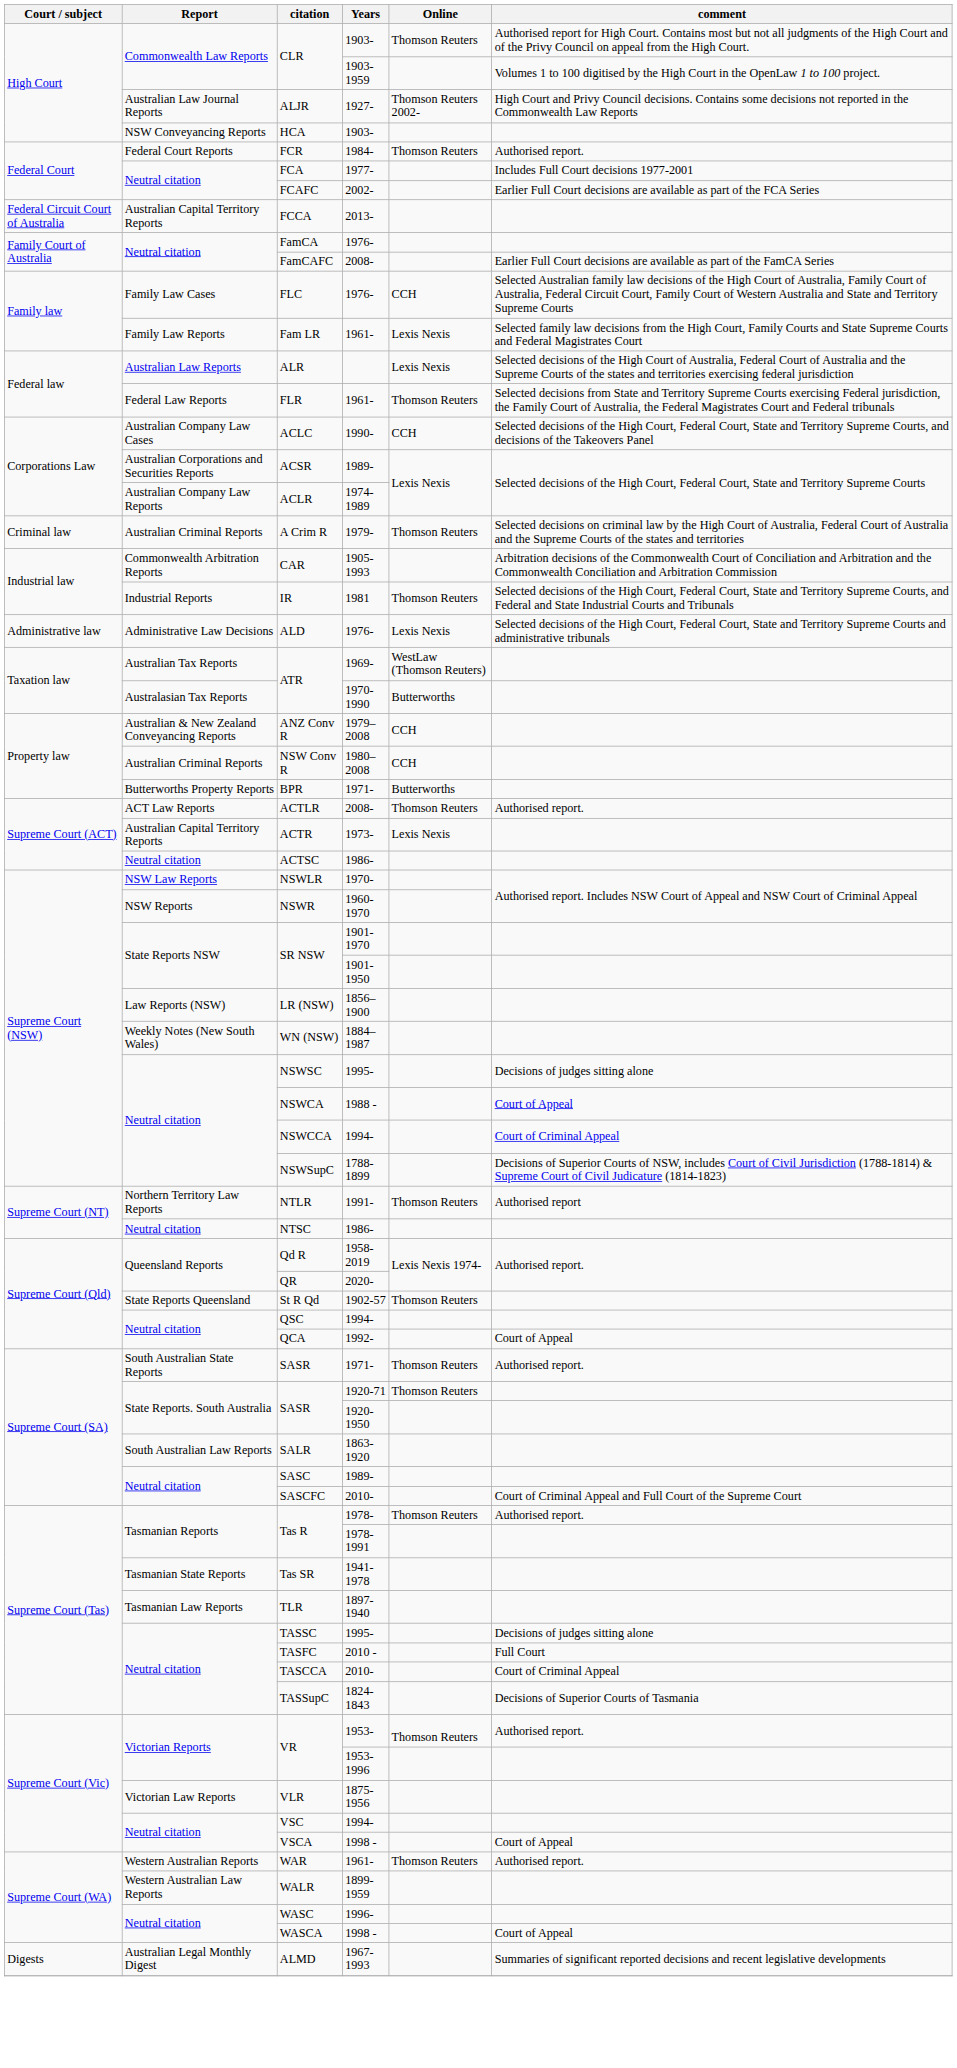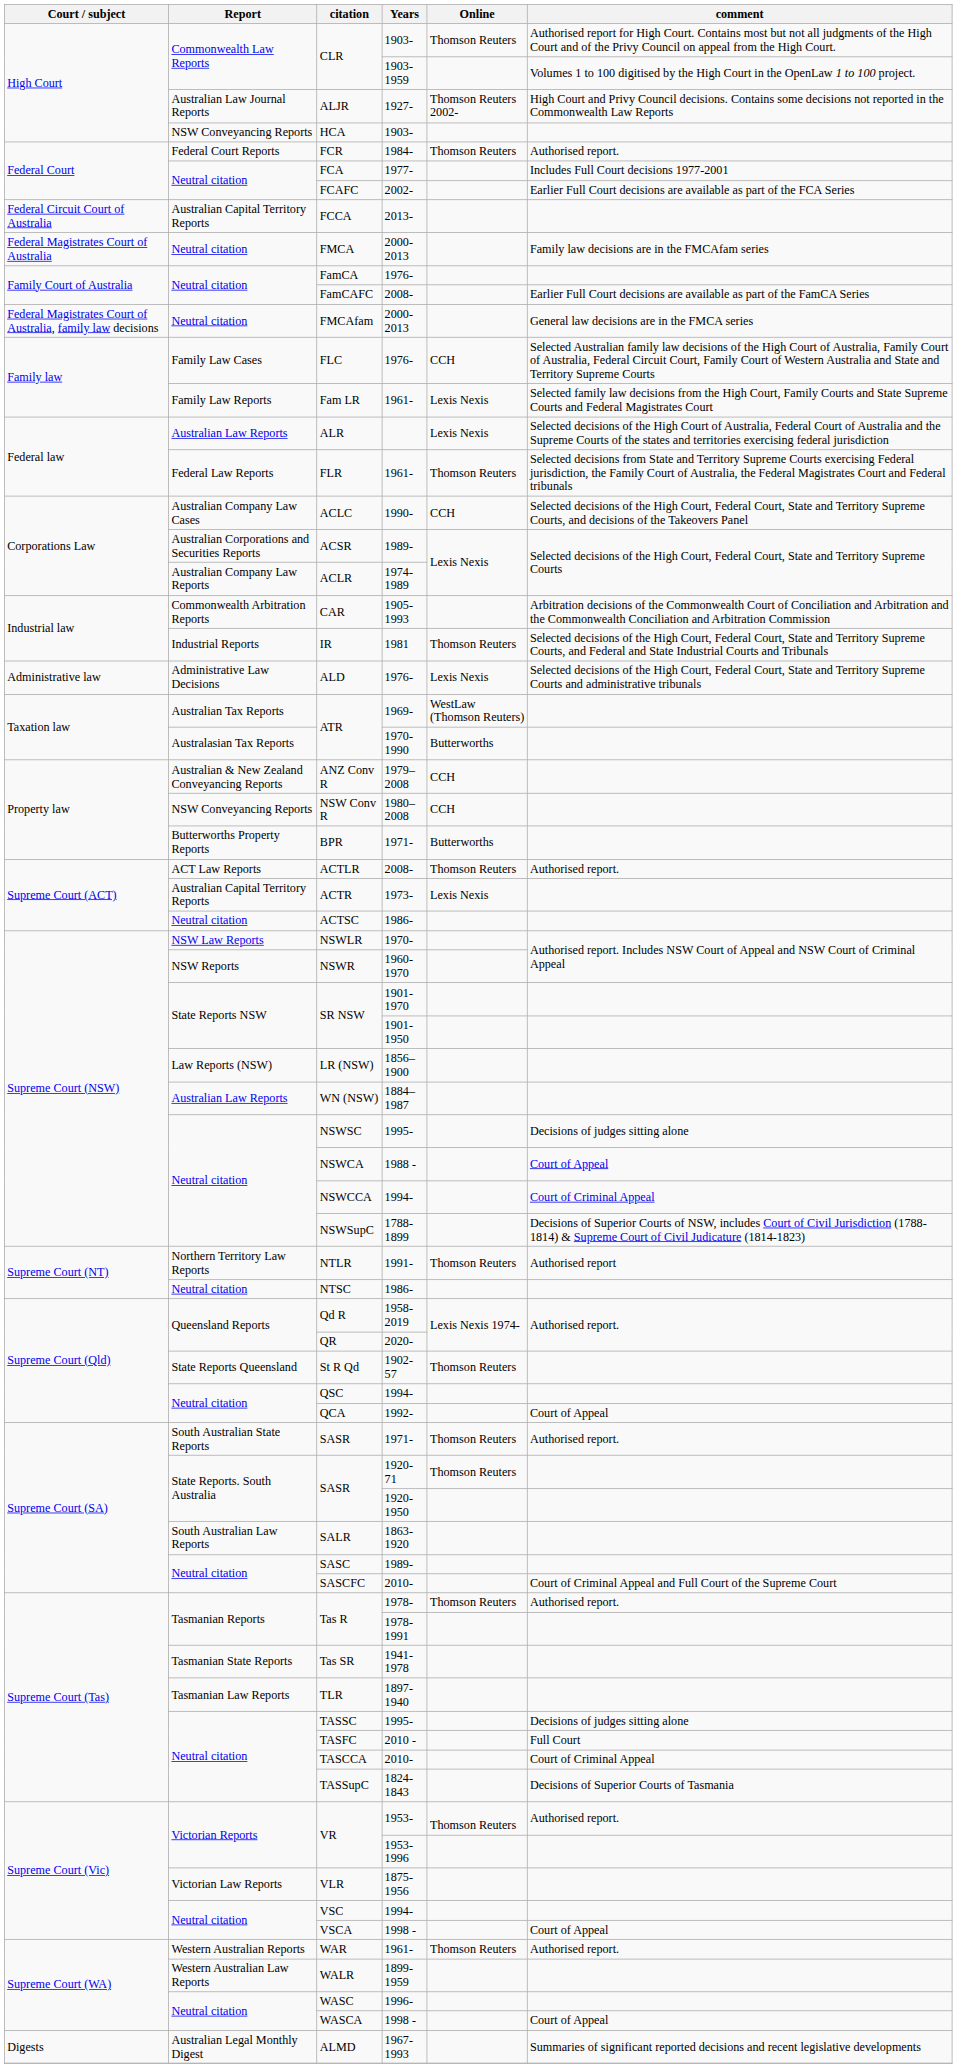+ row: (337, 249)
+ row: (346, 320)
- row: (303, 532)
(194, 763) Australian Criminal Reports -> (242, 809) NSW Conveyancing Reports
(190, 1037) Weekly Notes (New South Wales) -> (229, 1098) Australian Law Reports
